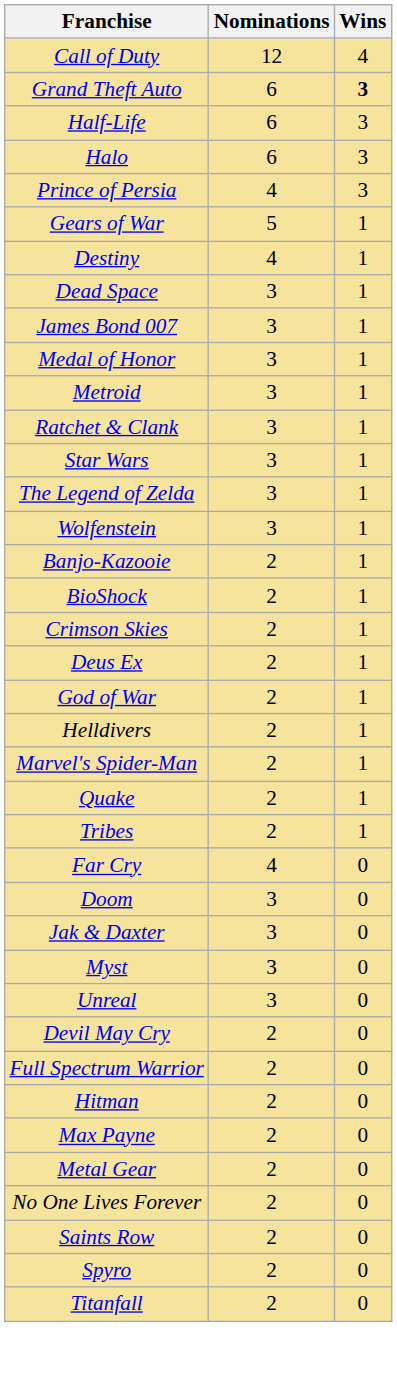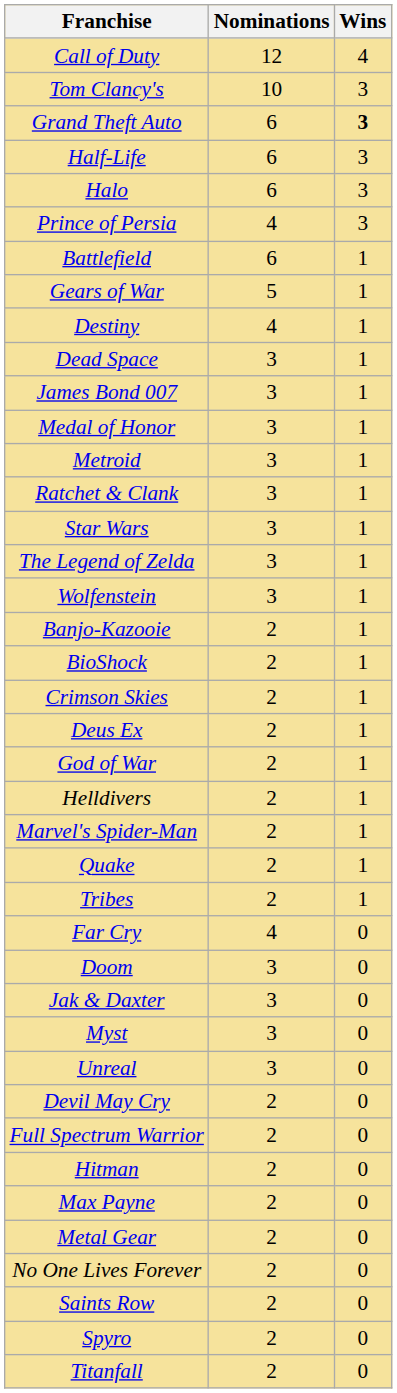+ row: (107, 88)
+ row: (107, 257)
